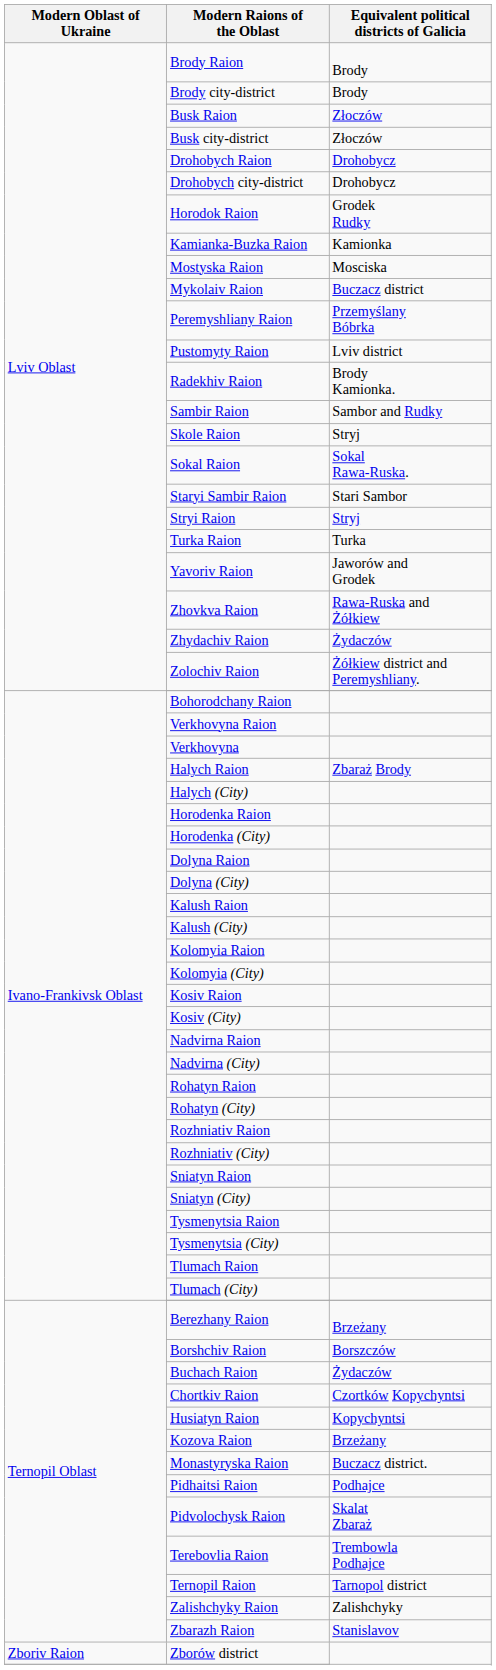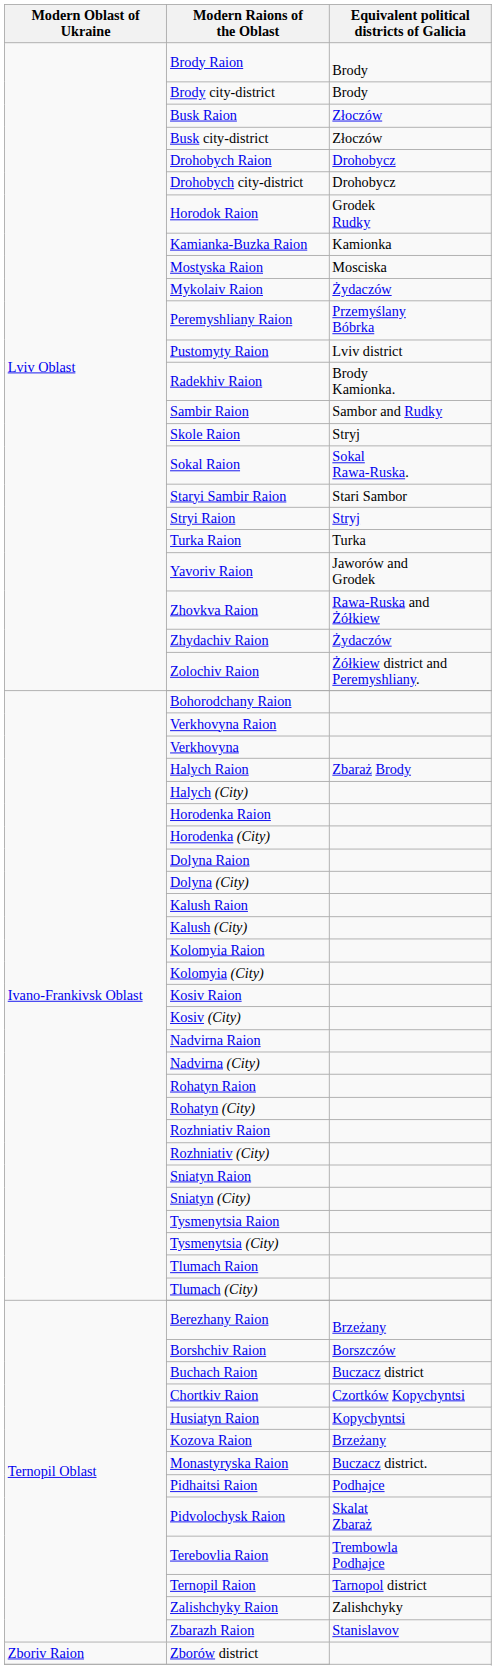(378, 289) Buczacz district -> (362, 289) Żydaczów
(362, 1372) Żydaczów -> (378, 1372) Buczacz district
